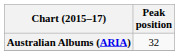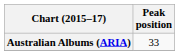(154, 42) 32 -> (154, 42) 33
